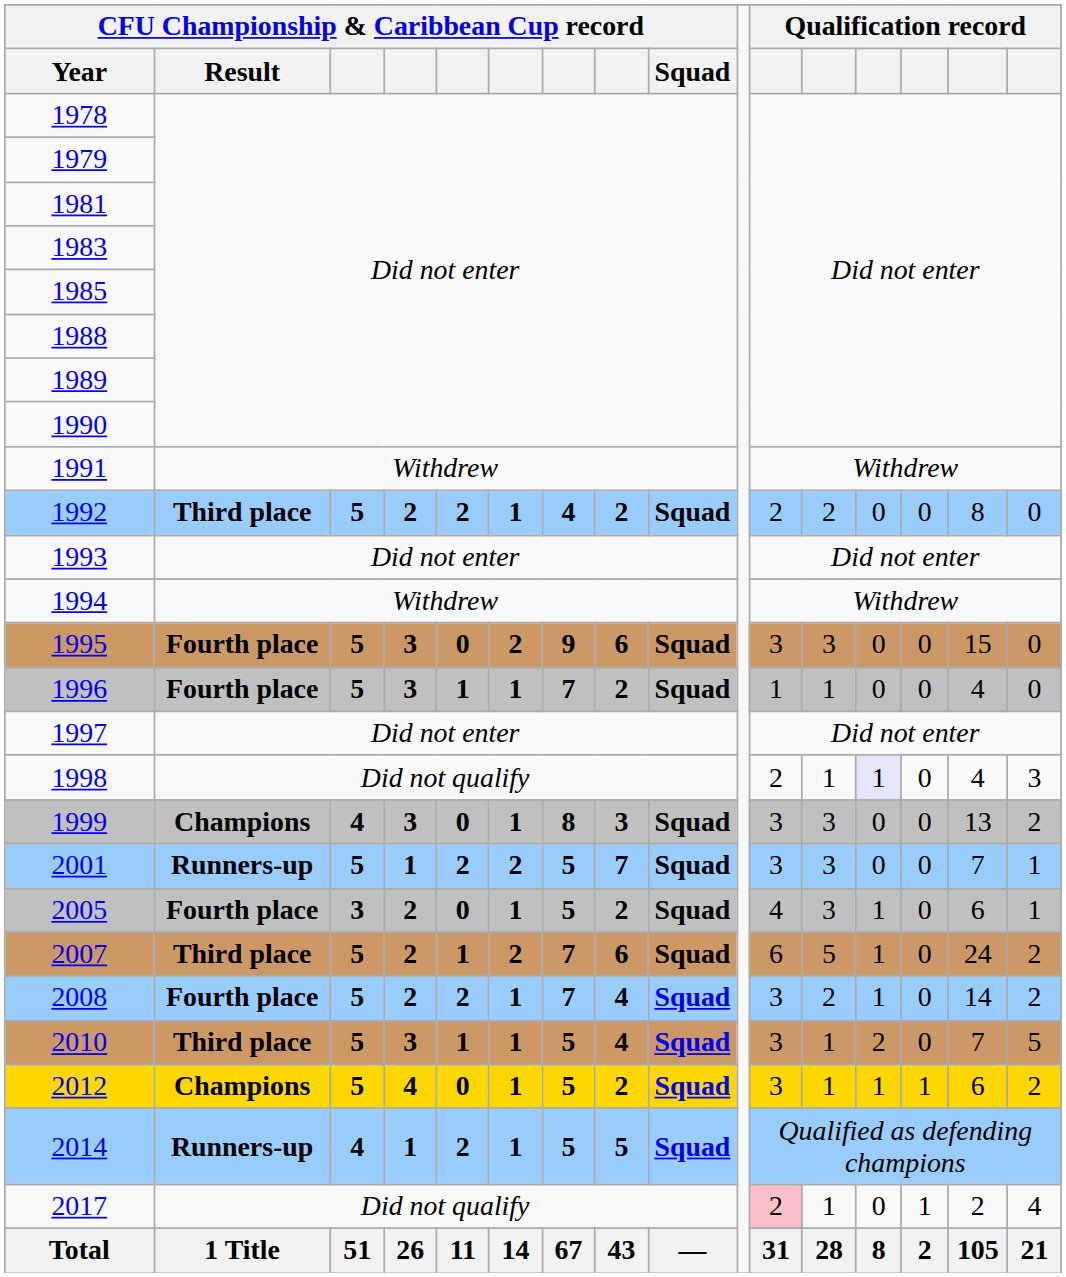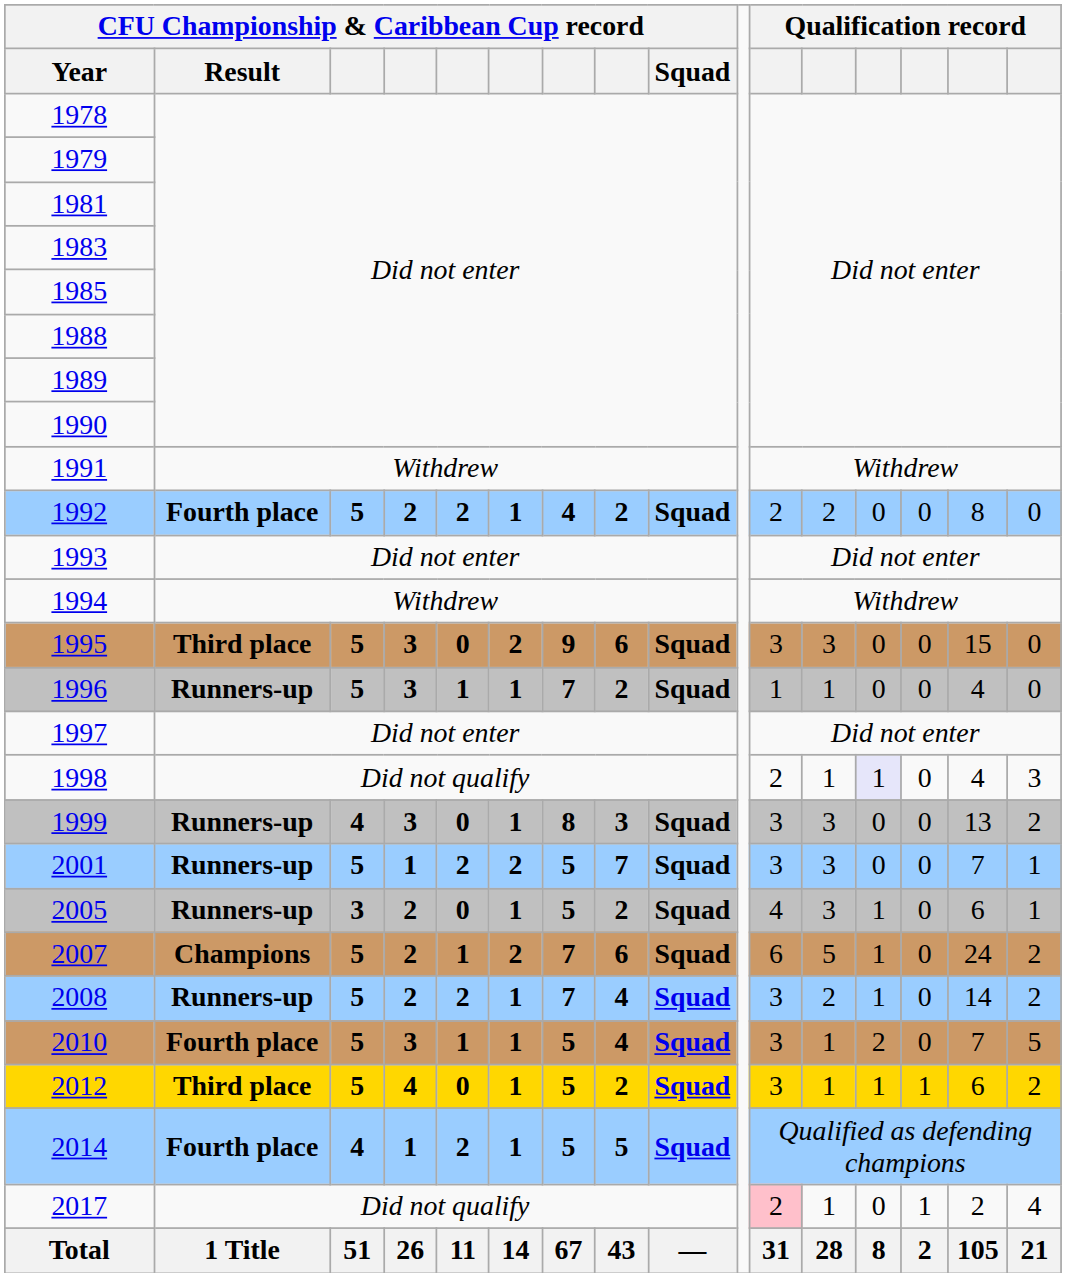(242, 512) Third place -> (242, 512) Fourth place
(242, 644) Fourth place -> (242, 644) Third place
(242, 688) Fourth place -> (242, 688) Runners-up
(242, 821) Champions -> (242, 821) Runners-up
(242, 909) Fourth place -> (242, 909) Runners-up
(242, 953) Third place -> (242, 953) Champions
(242, 997) Fourth place -> (242, 997) Runners-up
(242, 1042) Third place -> (242, 1042) Fourth place
(242, 1086) Champions -> (242, 1086) Third place
(242, 1146) Runners-up -> (242, 1146) Fourth place
